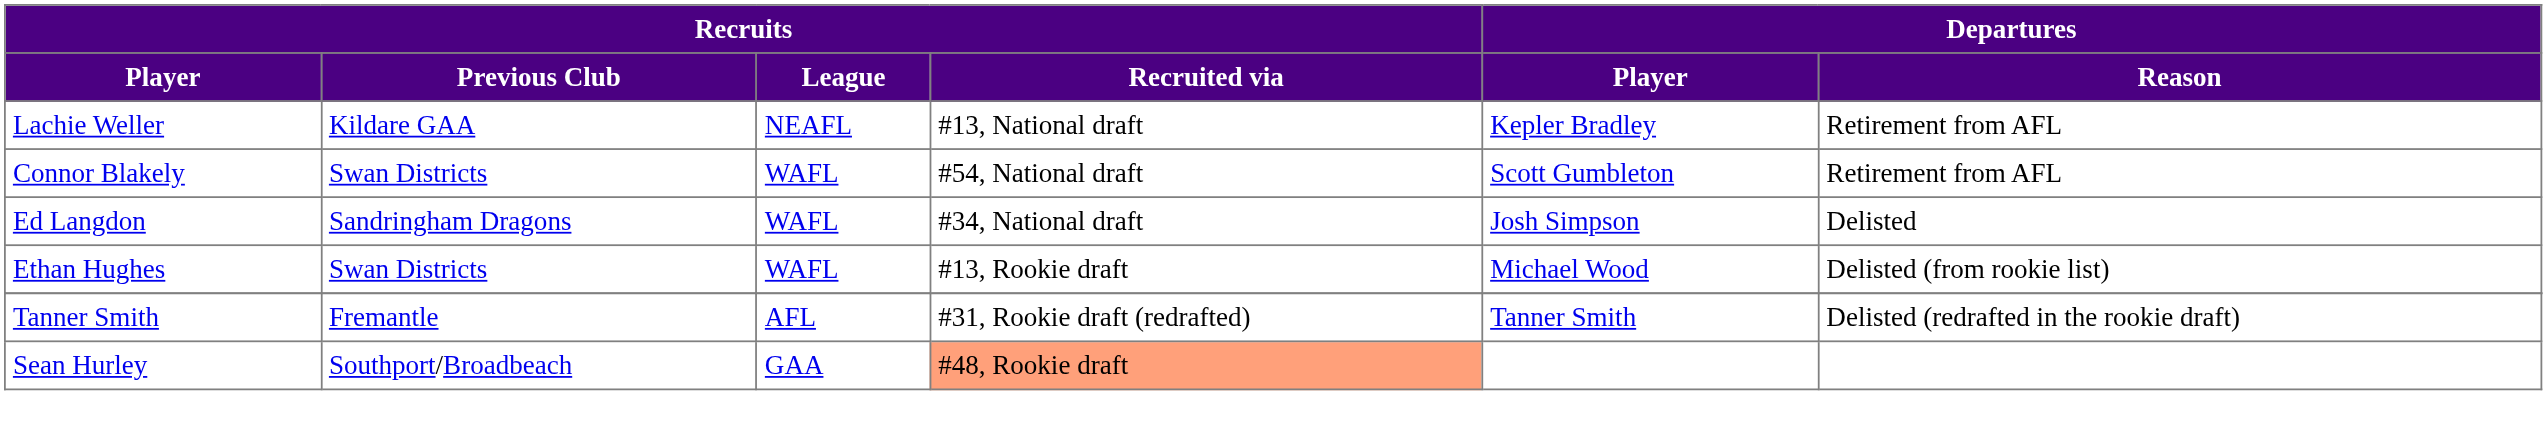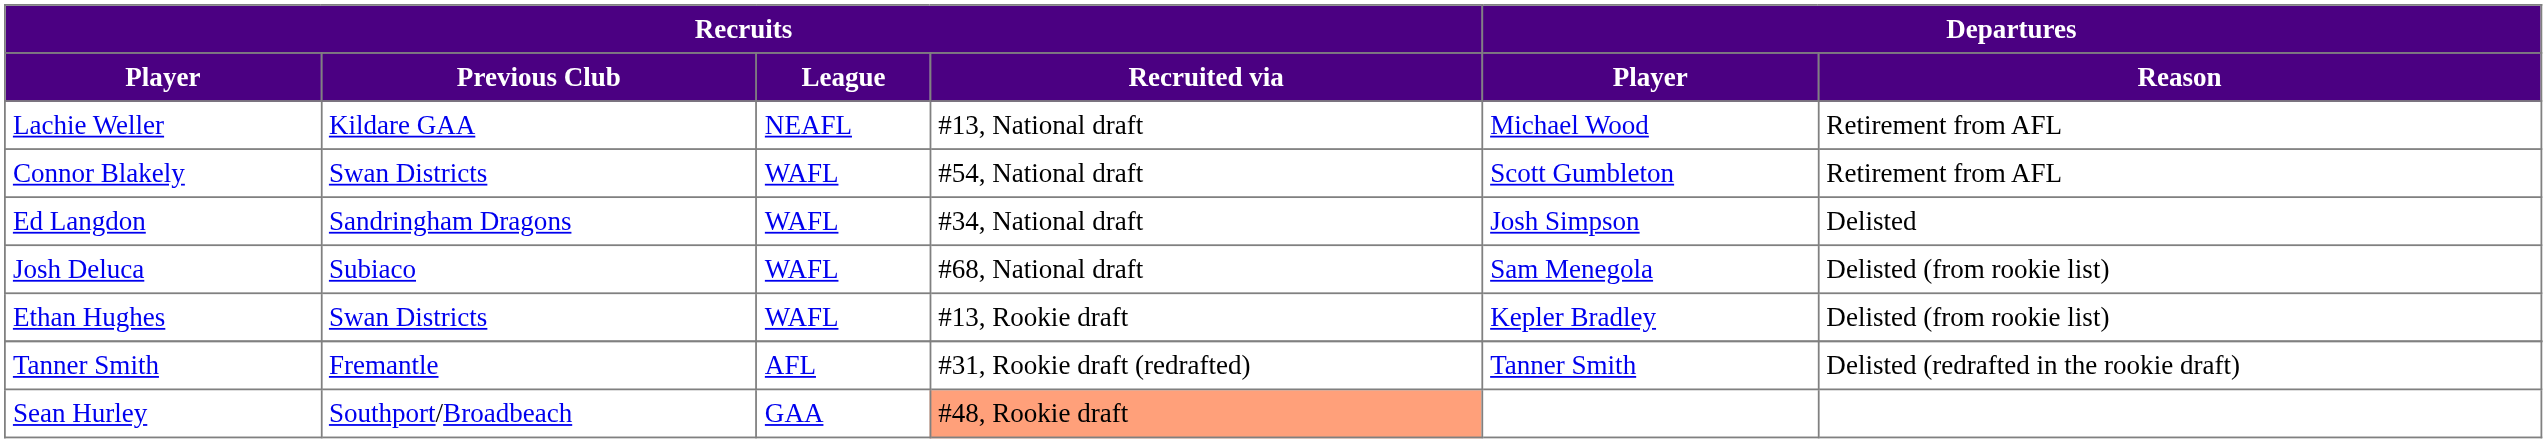(1573, 124) Kepler Bradley -> (1570, 124) Michael Wood
+ row: (79, 268)
(1570, 268) Michael Wood -> (1573, 316) Kepler Bradley
